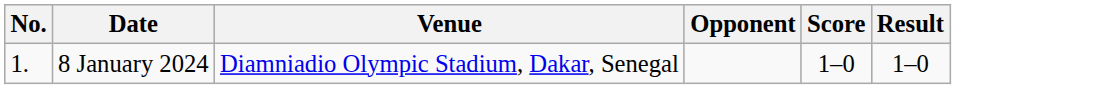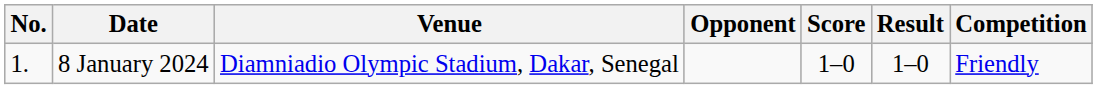+ column: (1021, 24)
